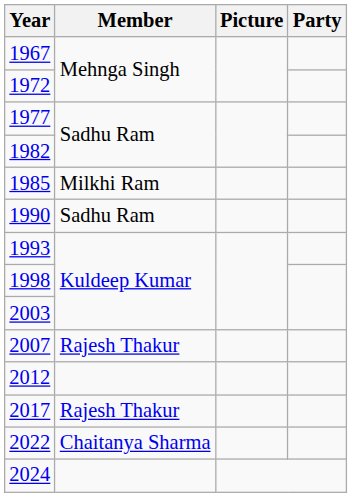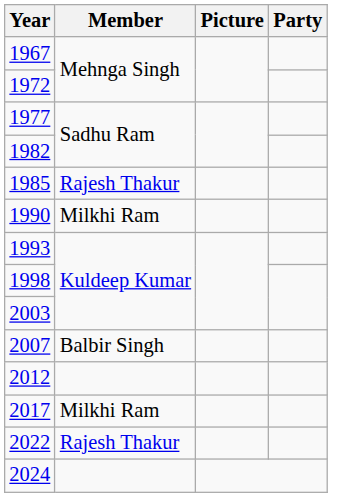(110, 183) Milkhi Ram -> (120, 183) Rajesh Thakur
(107, 215) Sadhu Ram -> (110, 215) Milkhi Ram
(120, 345) Rajesh Thakur -> (112, 345) Balbir Singh
(120, 410) Rajesh Thakur -> (110, 410) Milkhi Ram
(135, 442) Chaitanya Sharma -> (120, 442) Rajesh Thakur
